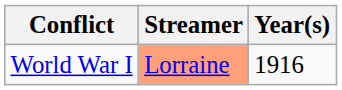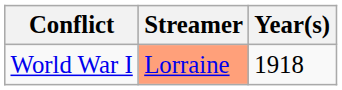(279, 64) 1916 -> (279, 64) 1918
